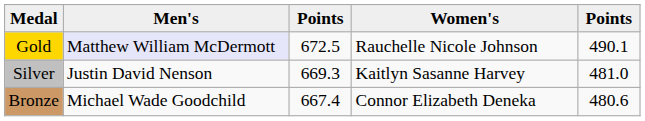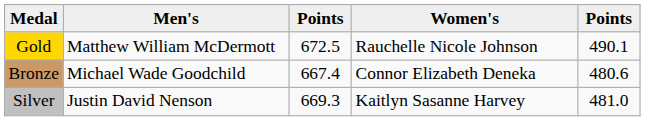(171, 45) lavender background -> (171, 45) no background
rows swapped: (34, 73) <-> (34, 101)
